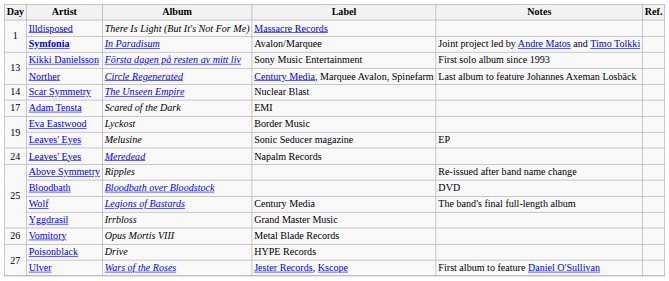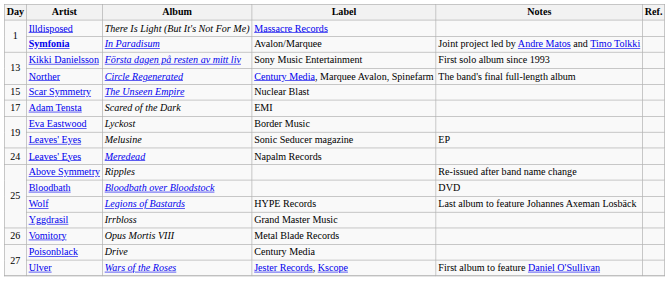(537, 76) Last album to feature Johannes Axeman Losbäck -> (507, 76) The band's final full-length album
(15, 92) 14 -> (15, 92) 15
(285, 204) Century Media -> (285, 204) HYPE Records
(507, 204) The band's final full-length album -> (537, 204) Last album to feature Johannes Axeman Losbäck
(285, 252) HYPE Records -> (285, 252) Century Media
